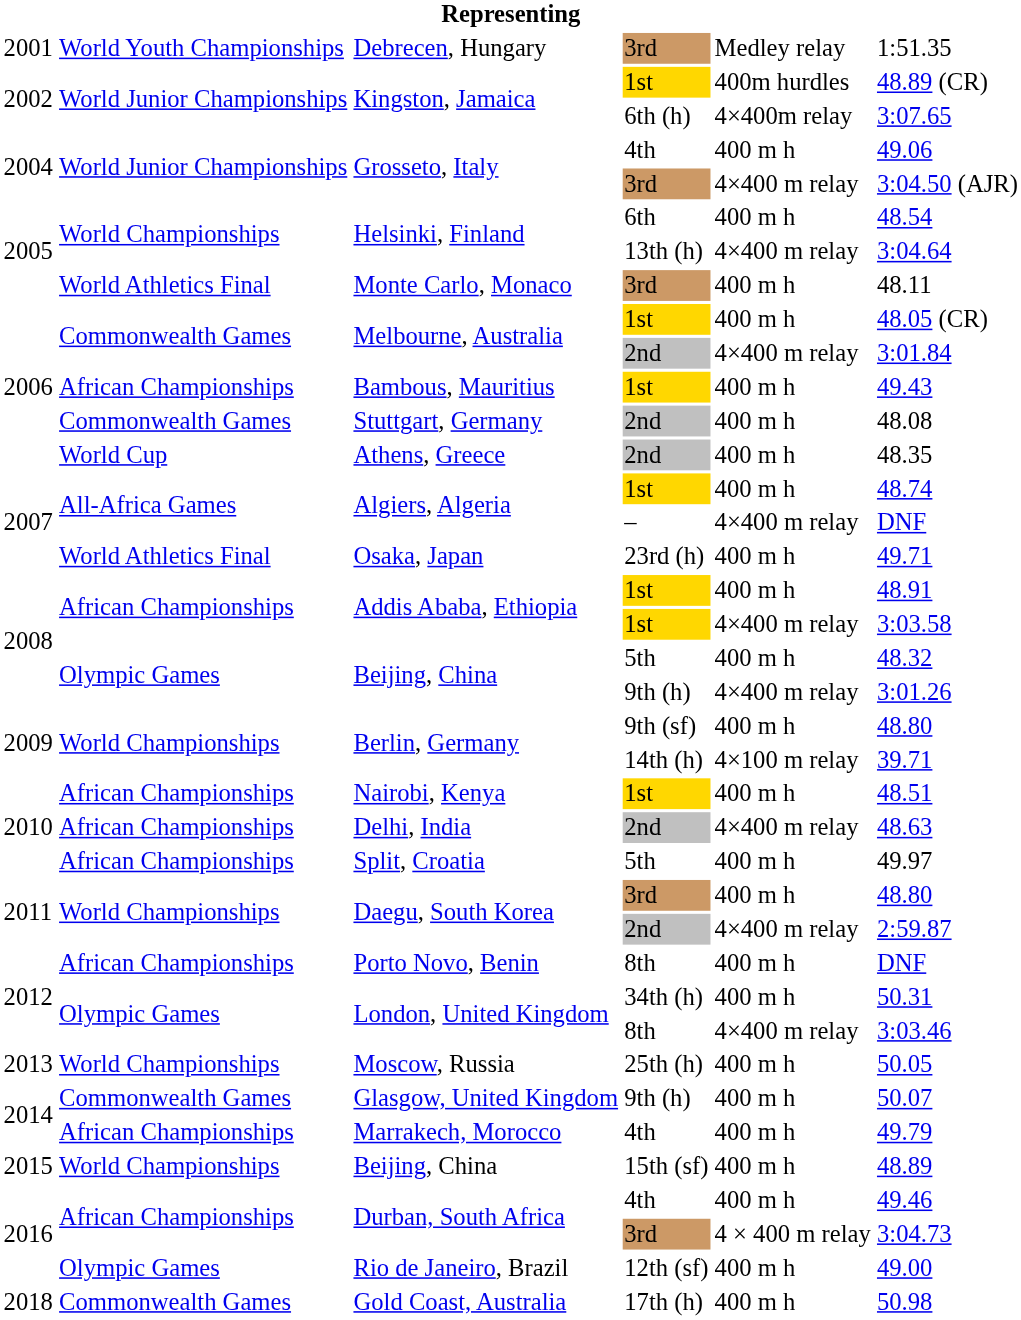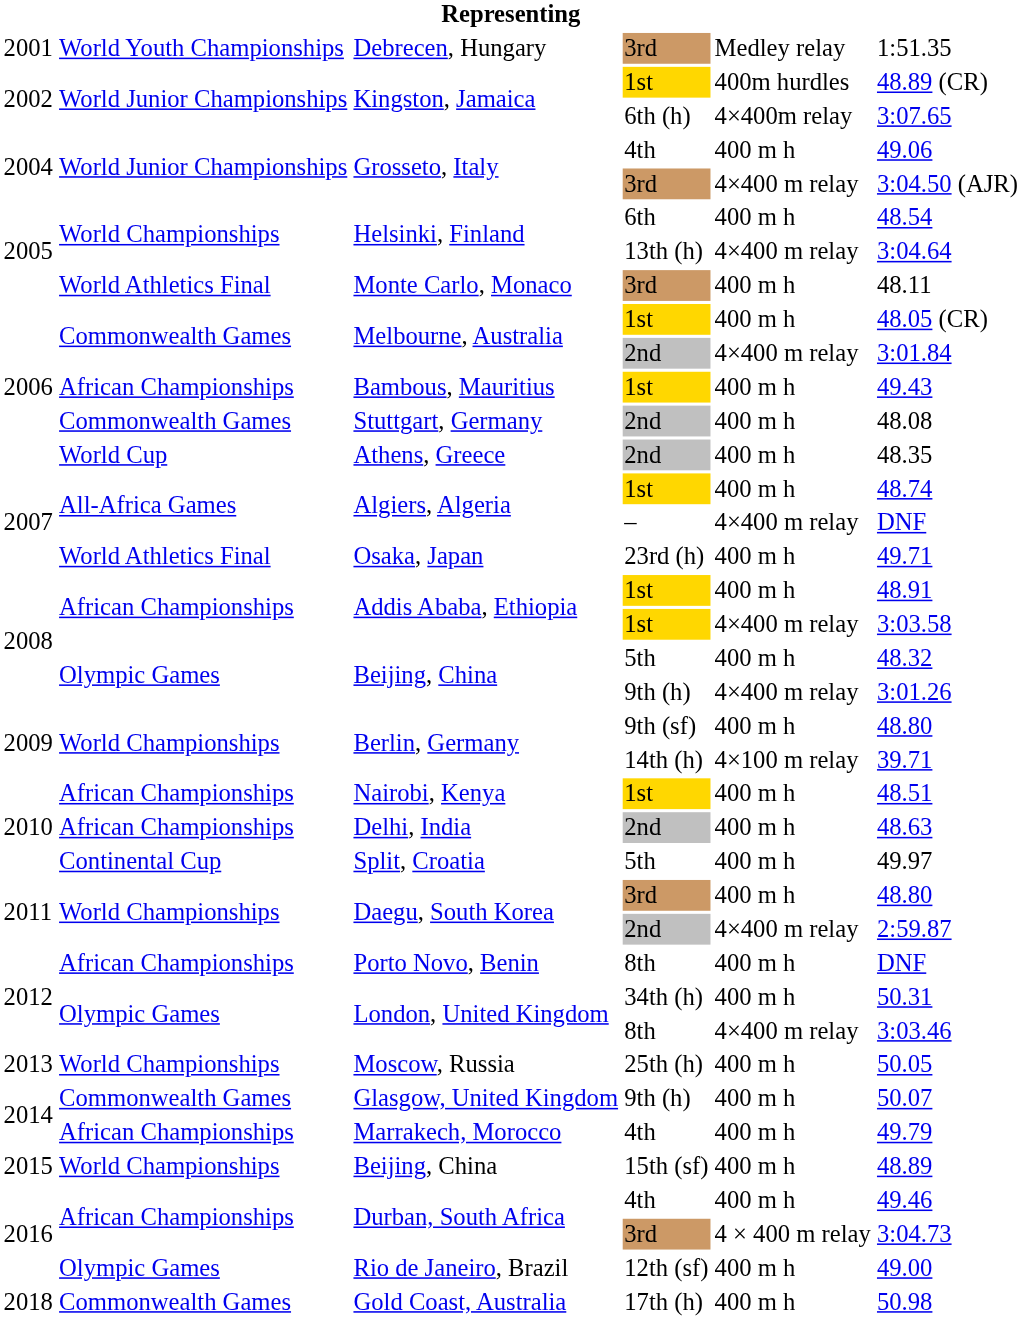(787, 827) 4×400 m relay -> (755, 827) 400 m h
(176, 861) African Championships -> (140, 861) Continental Cup
